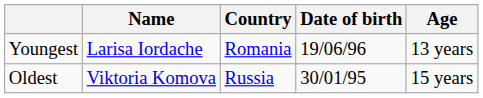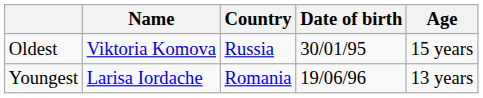rows swapped: (44, 48) <-> (33, 78)
